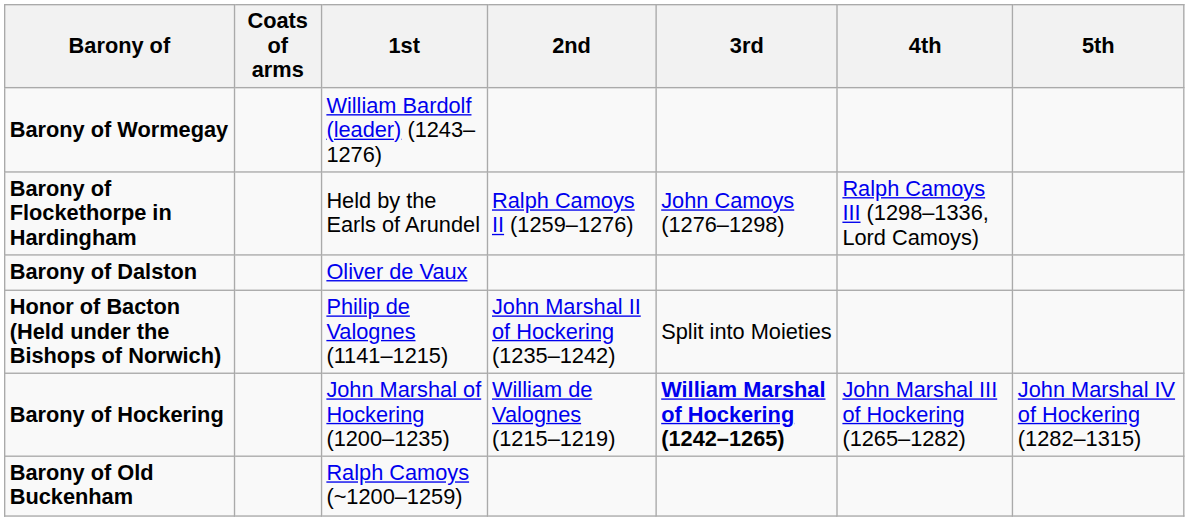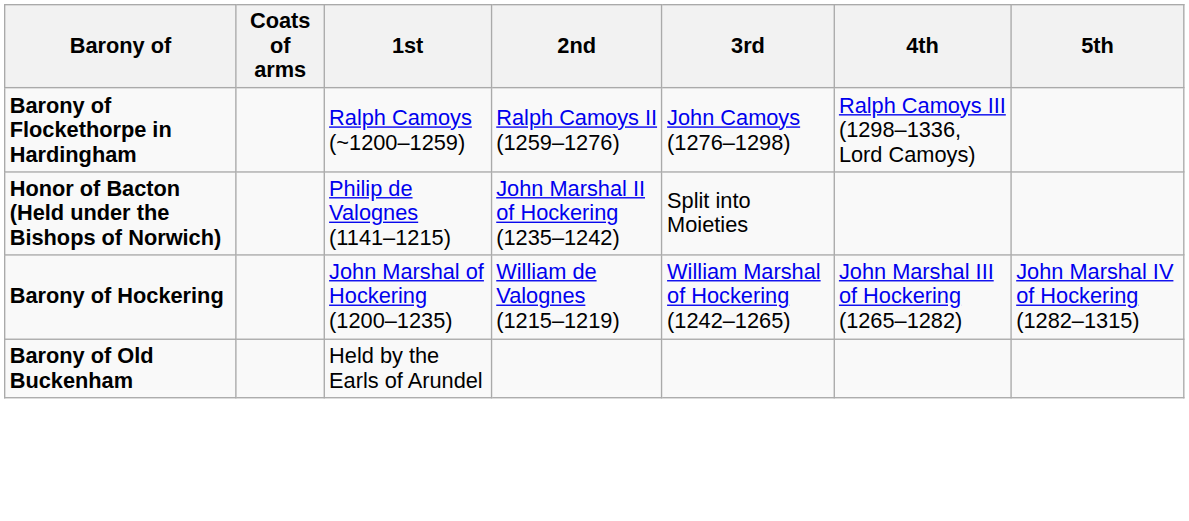- row: (119, 129)
(403, 213) Held by the Earls of Arundel -> (400, 129) Ralph Camoys (~1200–1259)
- row: (103, 272)
(743, 414) bold -> (744, 296) normal
(398, 485) Ralph Camoys (~1200–1259) -> (406, 367) Held by the Earls of Arundel
